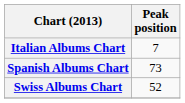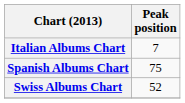(156, 68) 73 -> (156, 68) 75
